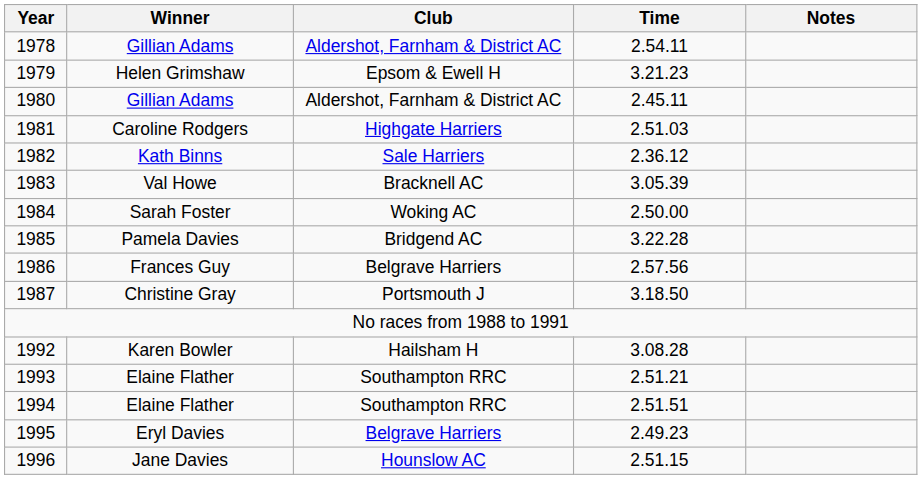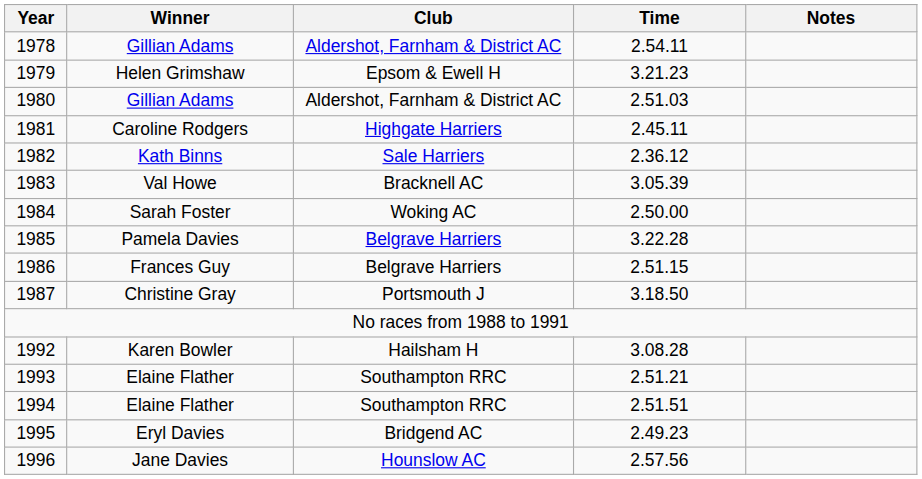(659, 101) 2.45.11 -> (659, 101) 2.51.03
(659, 128) 2.51.03 -> (659, 128) 2.45.11
(433, 239) Bridgend AC -> (433, 239) Belgrave Harriers
(659, 267) 2.57.56 -> (659, 267) 2.51.15
(433, 433) Belgrave Harriers -> (433, 433) Bridgend AC
(659, 460) 2.51.15 -> (659, 460) 2.57.56
